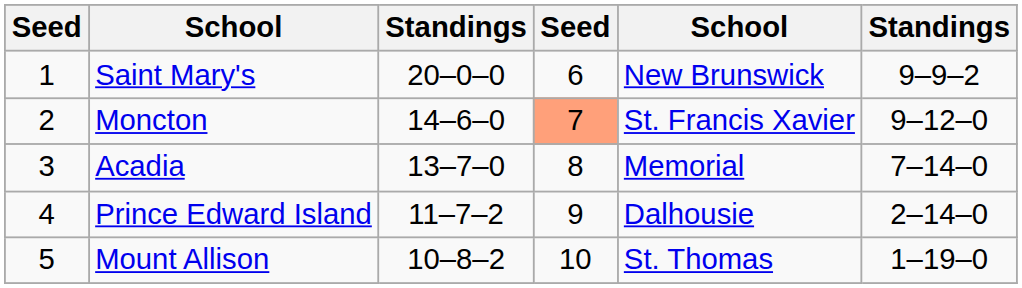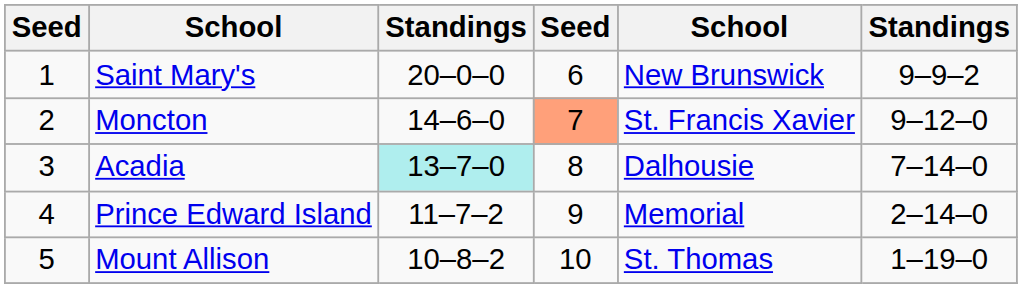(456, 167) no background -> (456, 167) paleturquoise background
(684, 167) Memorial -> (689, 167) Dalhousie
(689, 213) Dalhousie -> (684, 213) Memorial
